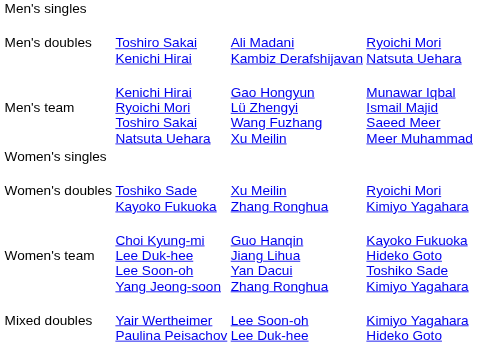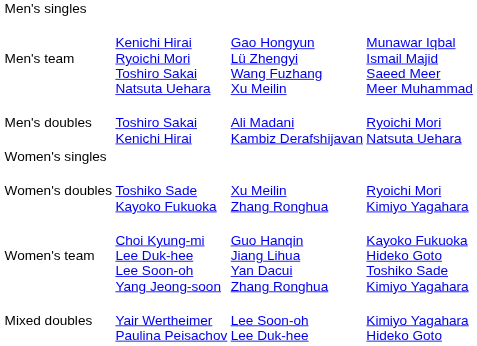rows swapped: (48, 43) <-> (39, 107)
